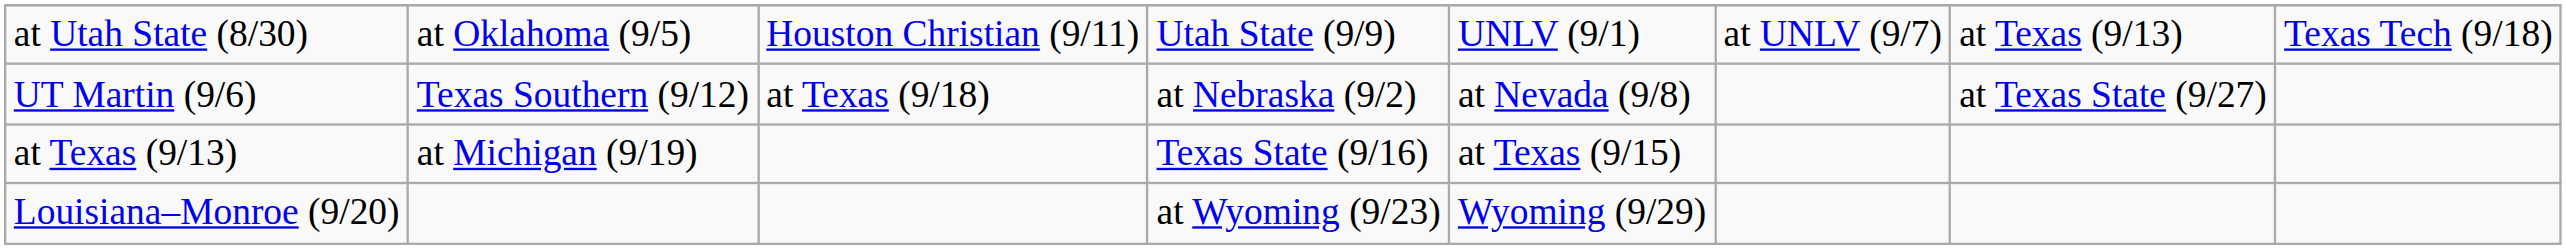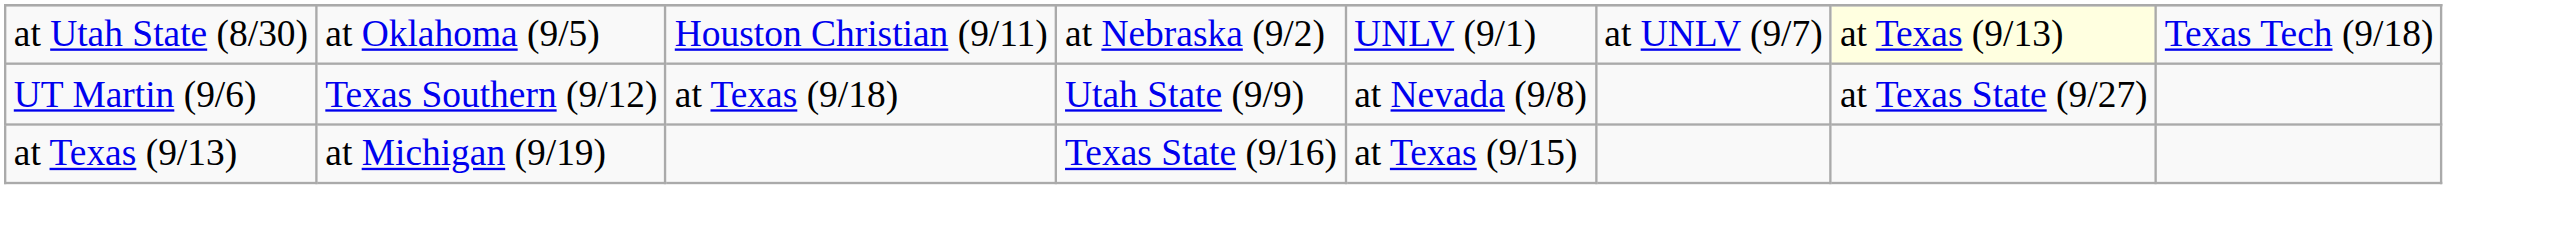(1276, 34) Utah State (9/9) -> (1195, 34) at Nebraska (9/2)
(2071, 34) no background -> (1952, 34) lightyellow background
(1287, 93) at Nebraska (9/2) -> (1185, 93) Utah State (9/9)
- row: (207, 212)
